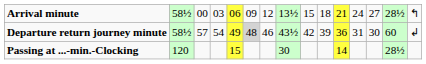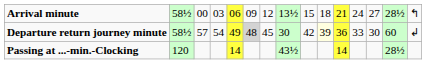(268, 32) 46 -> (268, 32) 45
(288, 32) 43½ -> (284, 32) 30
(325, 32) no background -> (325, 32) lightyellow background
(358, 32) 31 -> (358, 32) 33
(235, 50) 15 -> (235, 50) 14
(284, 50) 30 -> (288, 50) 43½
